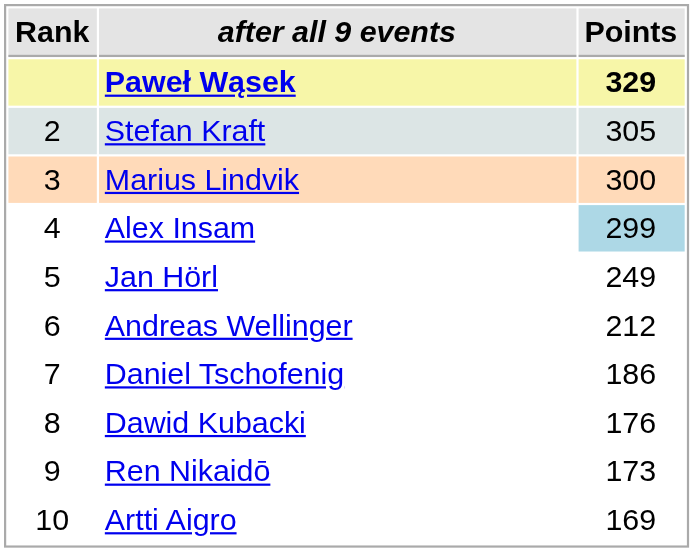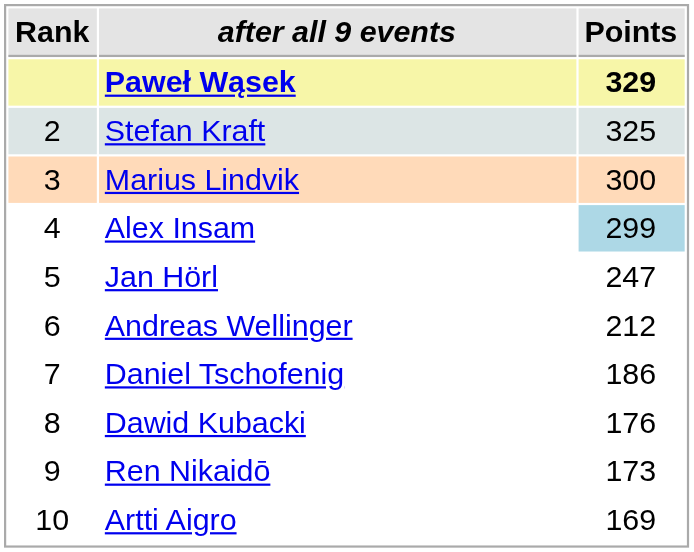(631, 131) 305 -> (631, 131) 325
(631, 277) 249 -> (631, 277) 247
